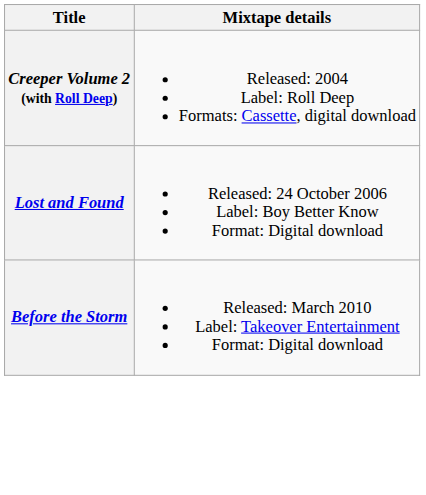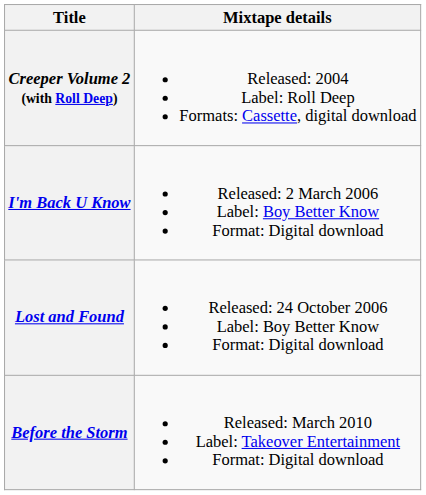+ row: (69, 202)
